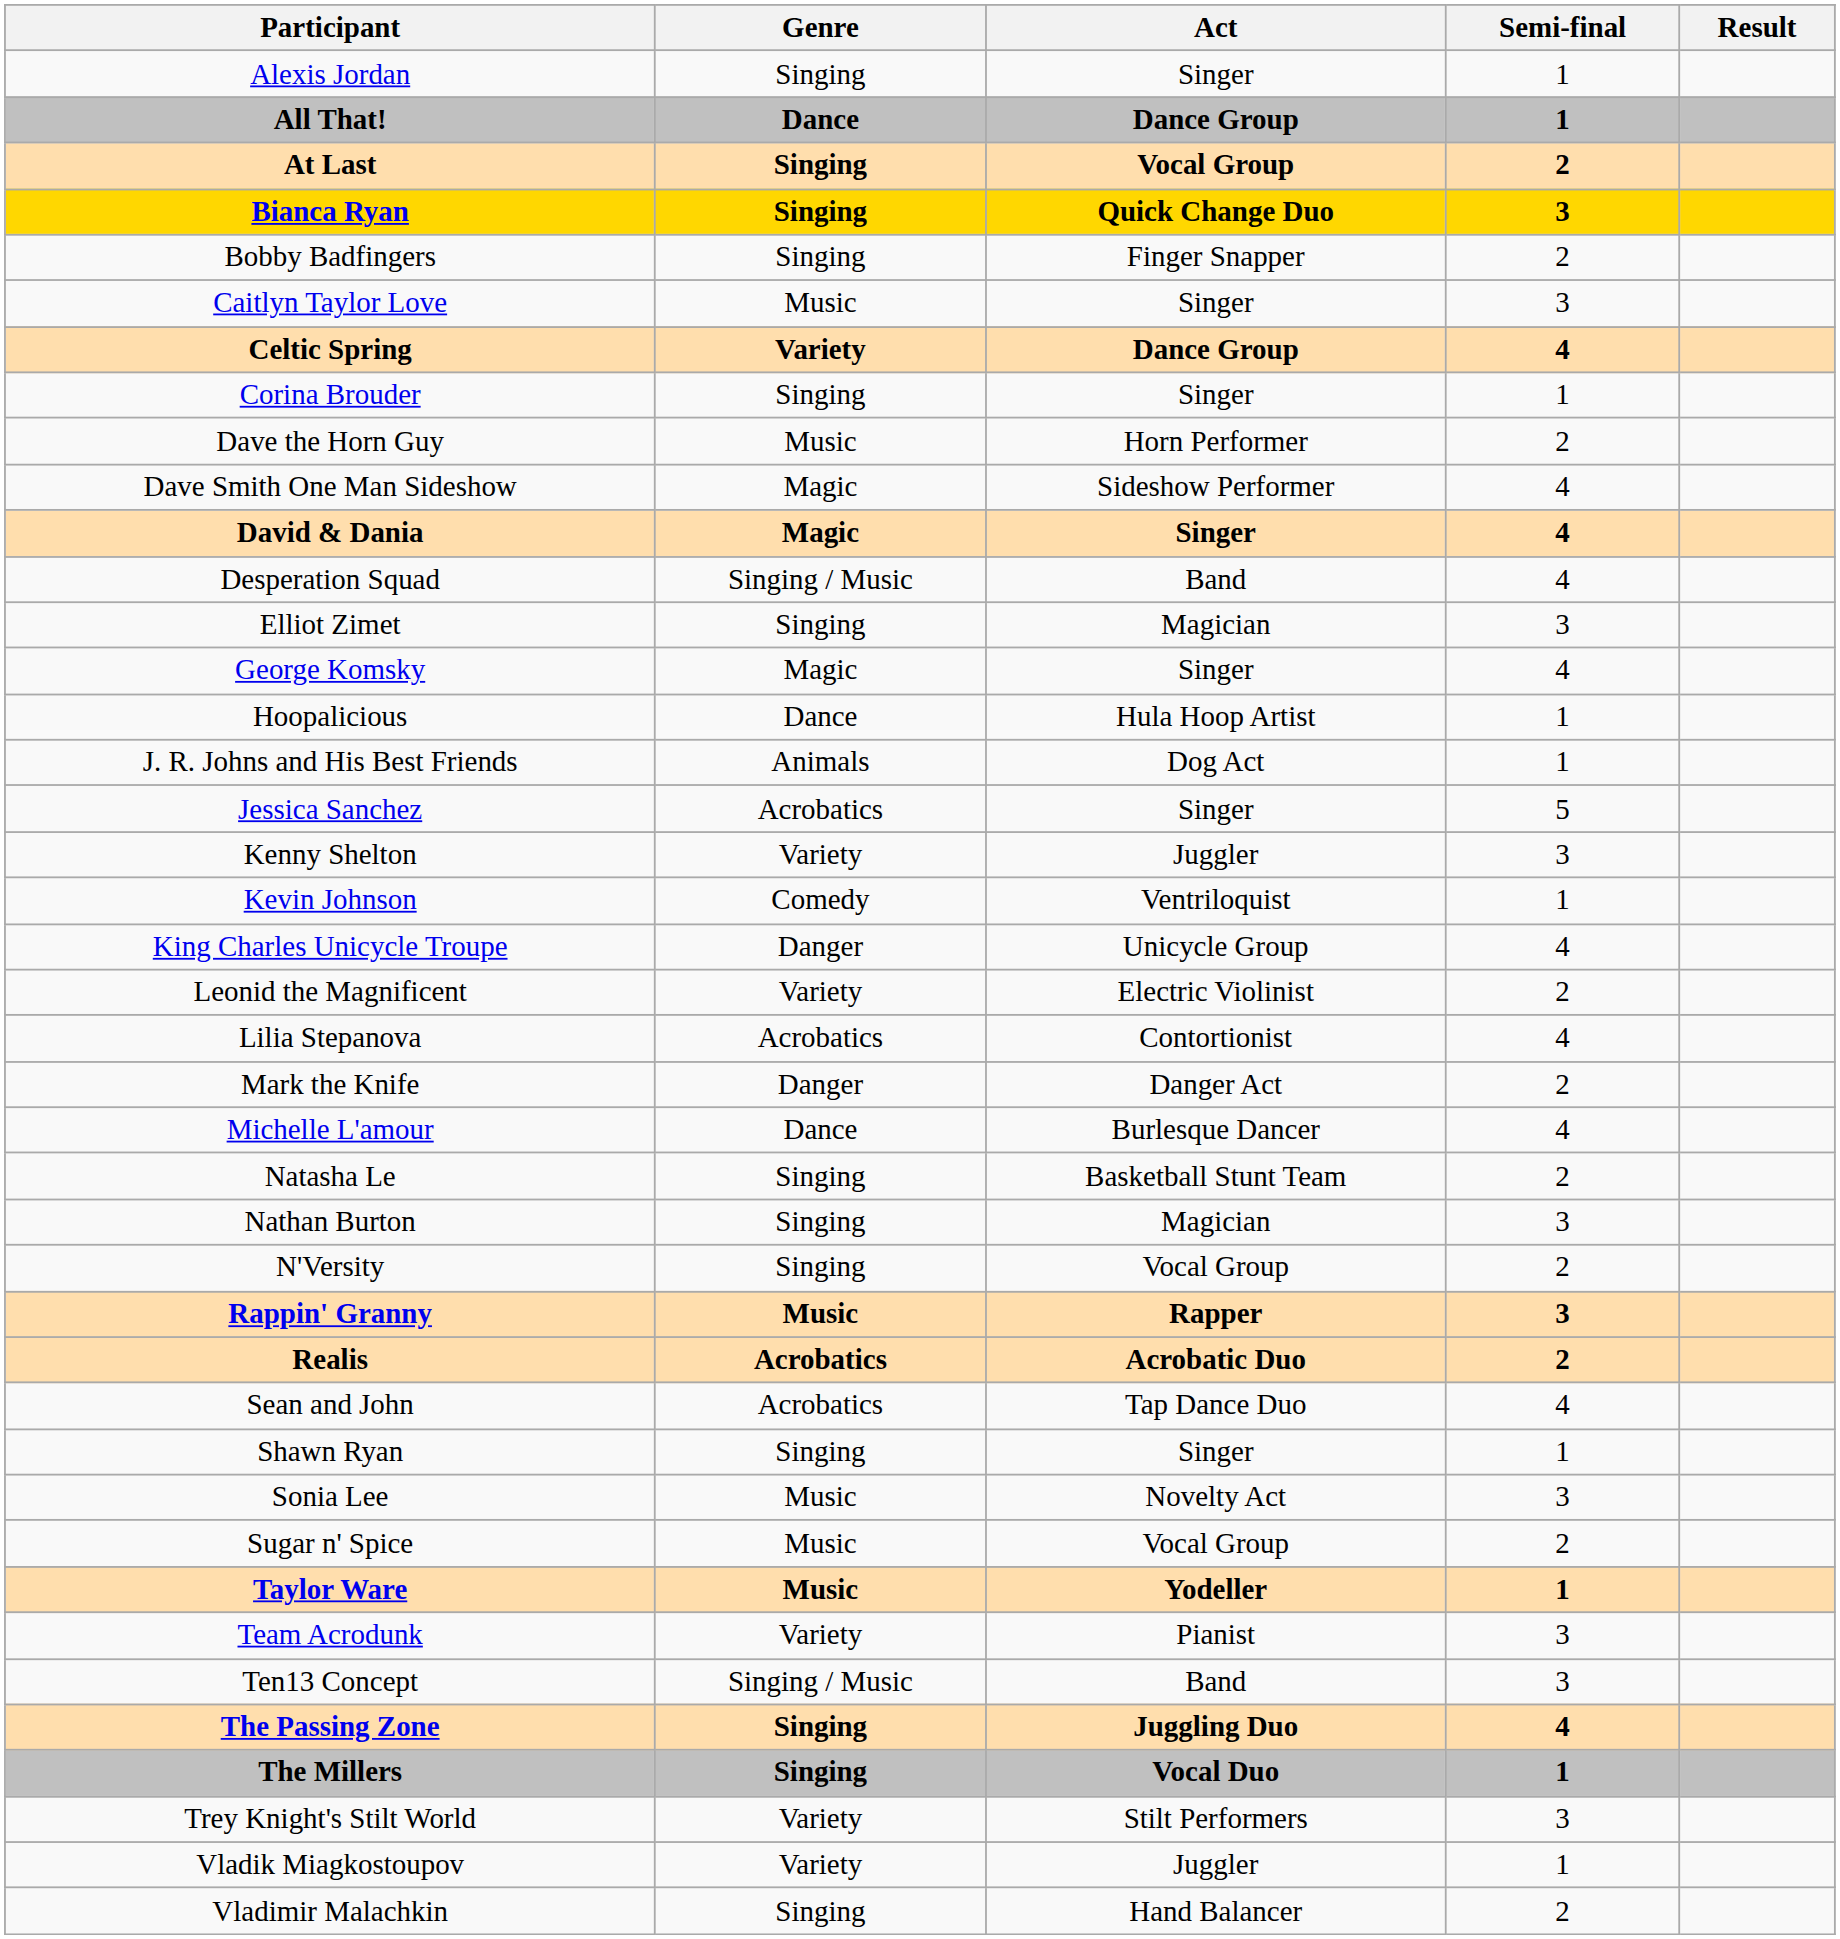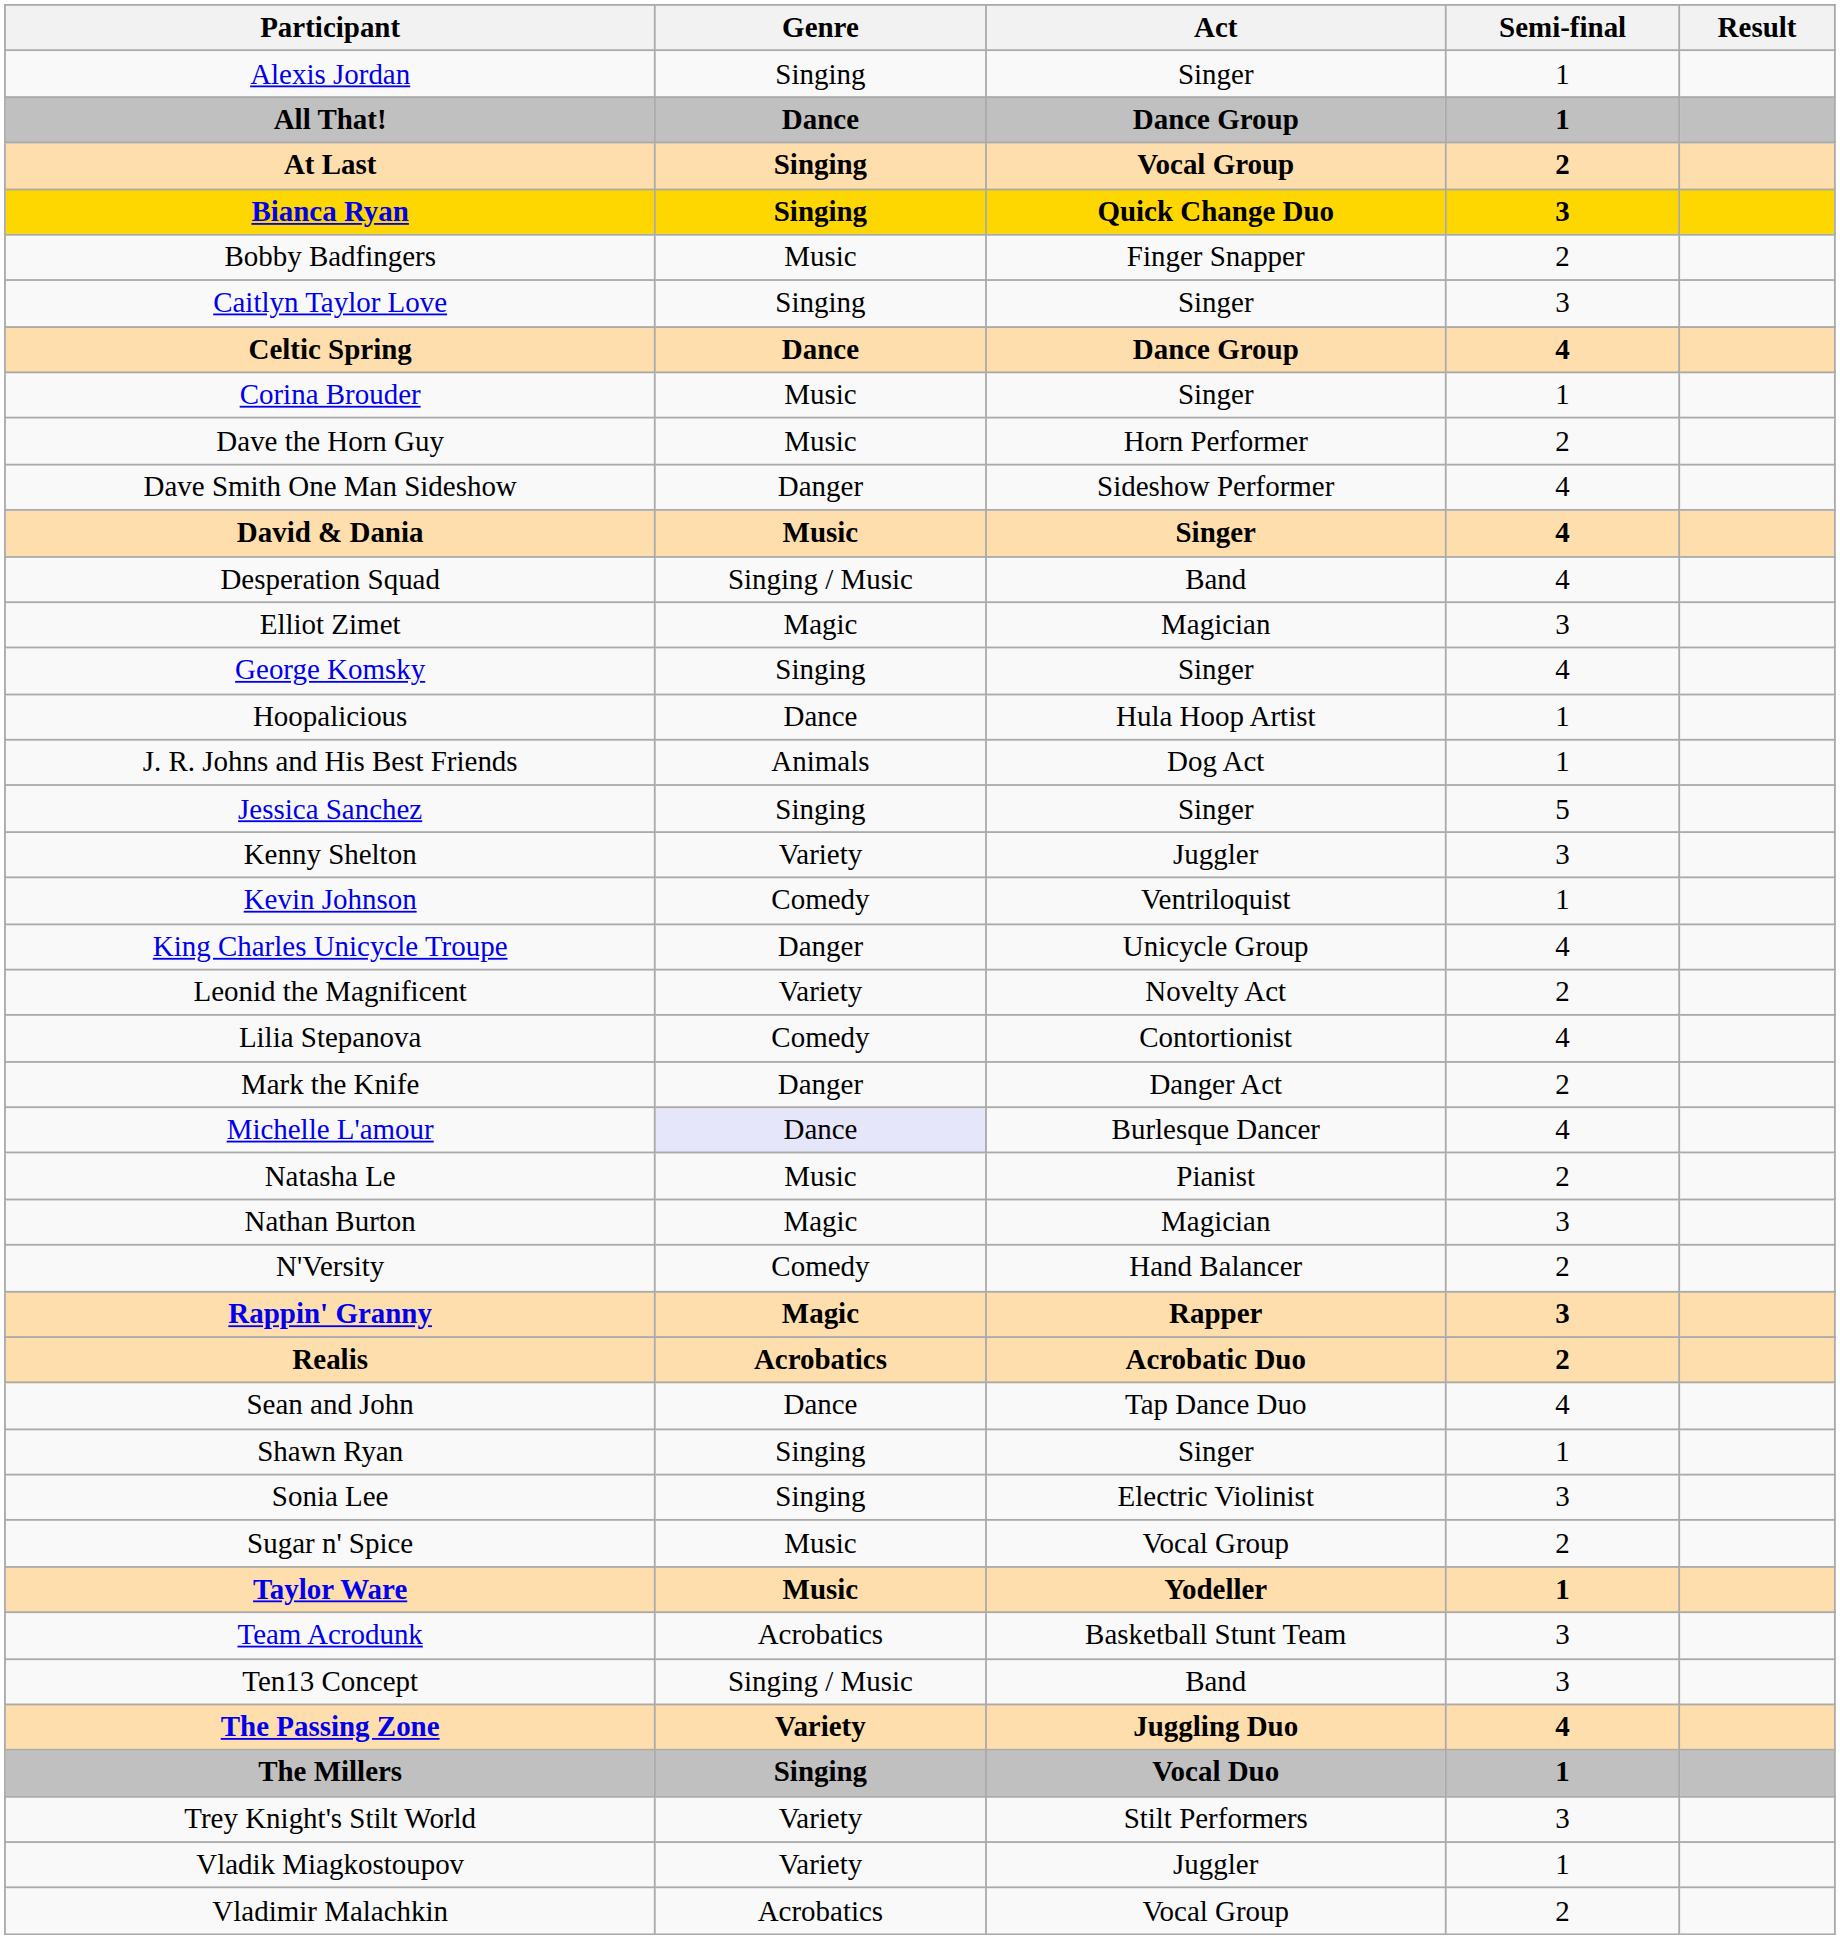(820, 257) Singing -> (820, 257) Music
(820, 303) Music -> (820, 303) Singing
(820, 348) Variety -> (820, 348) Dance
(820, 394) Singing -> (820, 394) Music
(820, 486) Magic -> (820, 486) Danger
(820, 532) Magic -> (820, 532) Music
(820, 624) Singing -> (820, 624) Magic
(820, 670) Magic -> (820, 670) Singing
(820, 808) Acrobatics -> (820, 808) Singing
(1216, 991) Electric Violinist -> (1216, 991) Novelty Act
(820, 1037) Acrobatics -> (820, 1037) Comedy
(820, 1129) no background -> (820, 1129) lavender background
(820, 1175) Singing -> (820, 1175) Music
(1216, 1175) Basketball Stunt Team -> (1216, 1175) Pianist
(820, 1221) Singing -> (820, 1221) Magic
(820, 1267) Singing -> (820, 1267) Comedy
(1216, 1267) Vocal Group -> (1216, 1267) Hand Balancer
(820, 1313) Music -> (820, 1313) Magic
(820, 1405) Acrobatics -> (820, 1405) Dance
(820, 1497) Music -> (820, 1497) Singing
(1216, 1497) Novelty Act -> (1216, 1497) Electric Violinist
(820, 1634) Variety -> (820, 1634) Acrobatics
(1216, 1634) Pianist -> (1216, 1634) Basketball Stunt Team
(820, 1726) Singing -> (820, 1726) Variety
(820, 1910) Singing -> (820, 1910) Acrobatics
(1216, 1910) Hand Balancer -> (1216, 1910) Vocal Group
